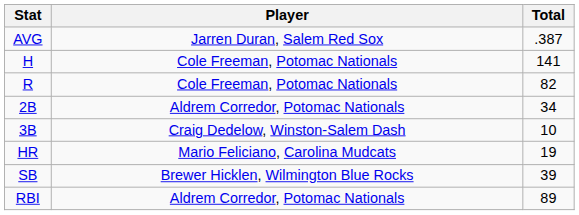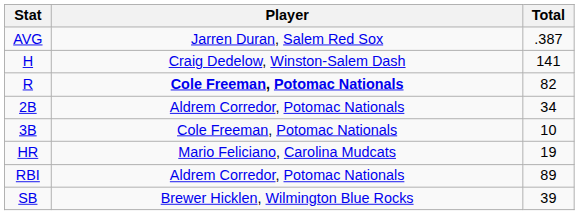(287, 61) Cole Freeman, Potomac Nationals -> (287, 61) Craig Dedelow, Winston-Salem Dash
(287, 84) normal -> (287, 84) bold
(287, 130) Craig Dedelow, Winston-Salem Dash -> (287, 130) Cole Freeman, Potomac Nationals
rows swapped: (28, 198) <-> (28, 175)
